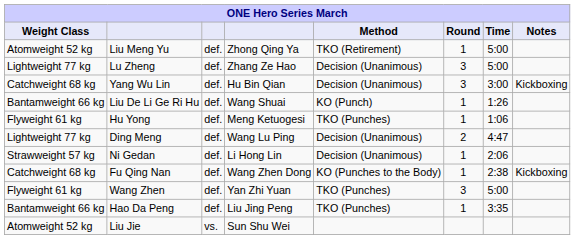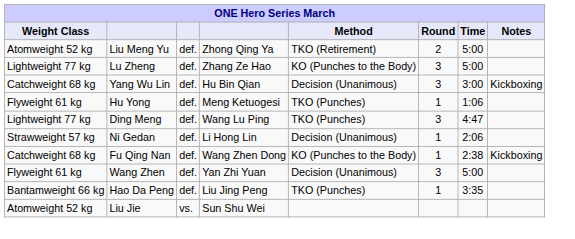(463, 49) 1 -> (438, 49) 2
(369, 66) Decision (Unanimous) -> (354, 66) KO (Punches to the Body)
- row: (154, 102)
(369, 137) Decision (Unanimous) -> (328, 119) TKO (Punches)
(463, 137) 2 -> (438, 119) 3
(353, 190) TKO (Punches) -> (344, 173) Decision (Unanimous)
